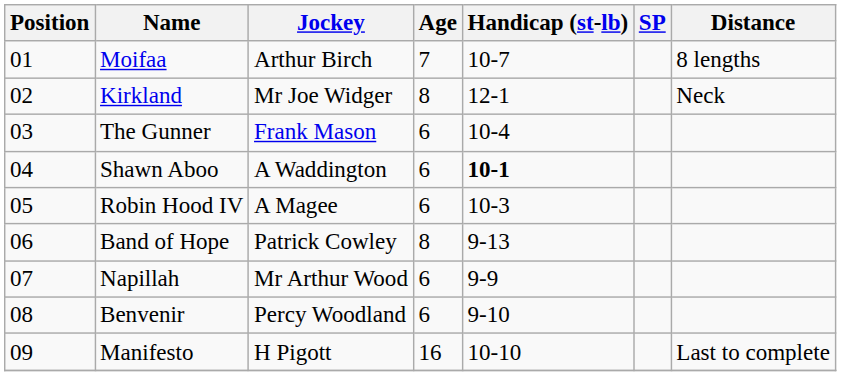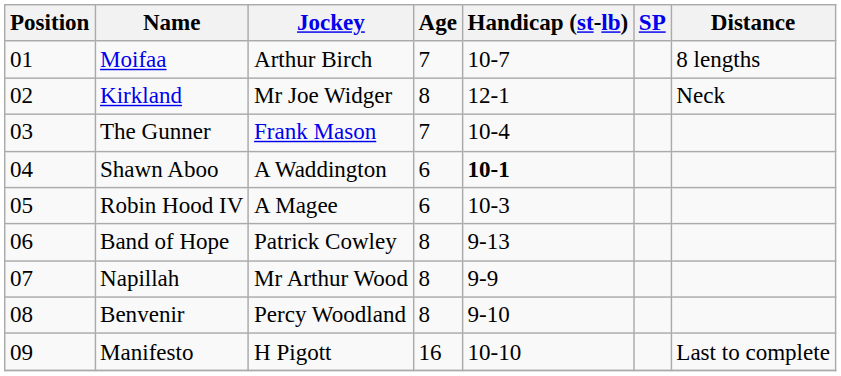(424, 132) 6 -> (424, 132) 7
(424, 278) 6 -> (424, 278) 8
(424, 315) 6 -> (424, 315) 8
